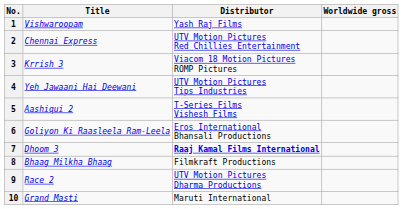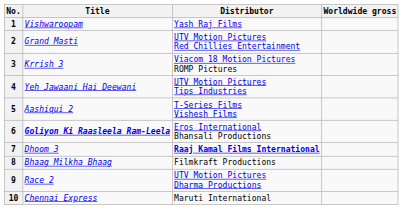(61, 42) Chennai Express -> (51, 42) Grand Masti
(97, 132) normal -> (97, 132) bold
(51, 198) Grand Masti -> (61, 198) Chennai Express
